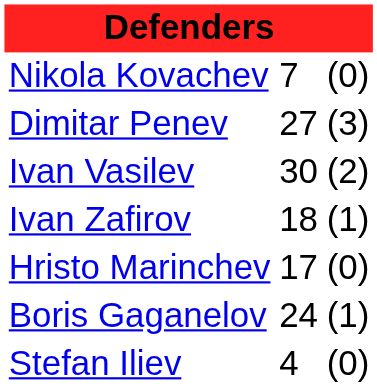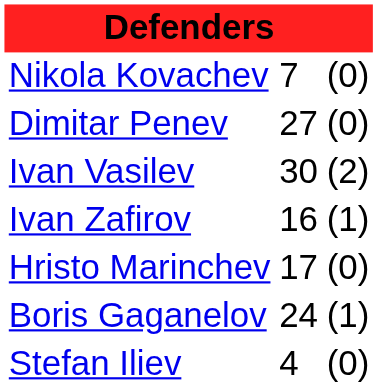(348, 123) (3) -> (348, 123) (0)
(299, 219) 18 -> (299, 219) 16
